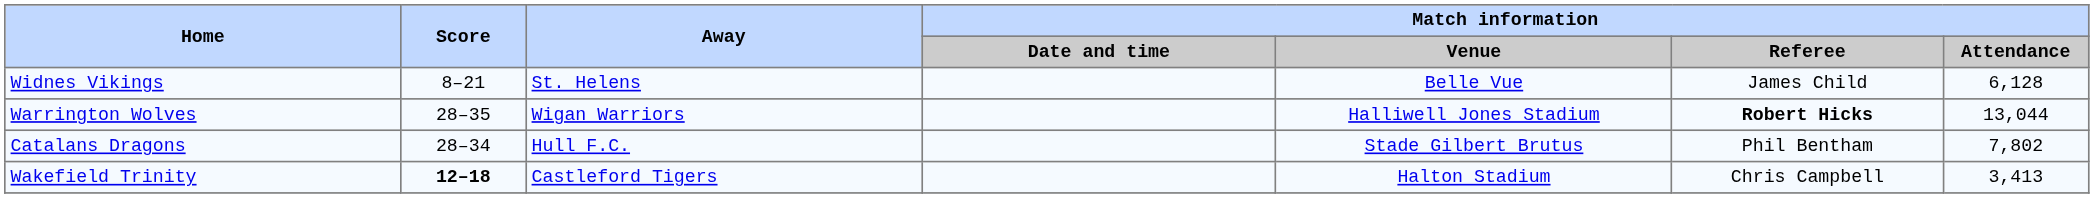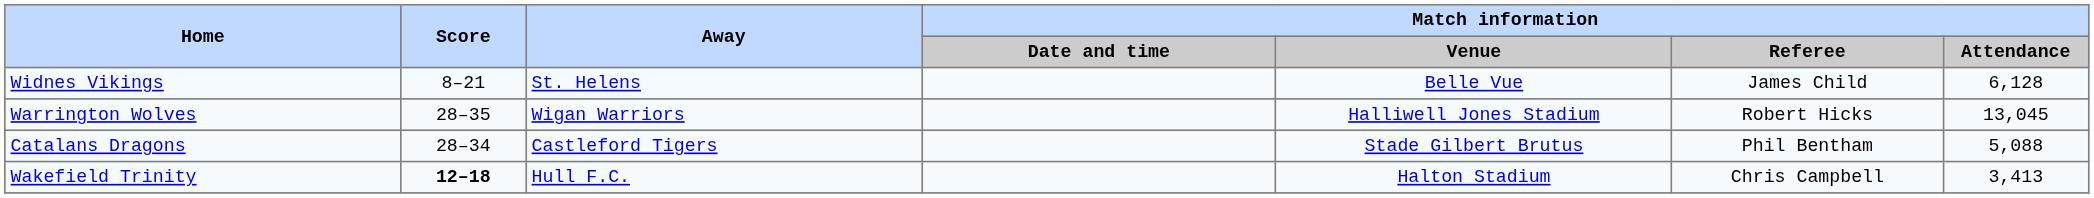(1807, 115) bold -> (1807, 115) normal
(2016, 115) 13,044 -> (2016, 115) 13,045
(581, 146) Hull F.C. -> (625, 146) Castleford Tigers
(2016, 146) 7,802 -> (2016, 146) 5,088
(625, 177) Castleford Tigers -> (581, 177) Hull F.C.
